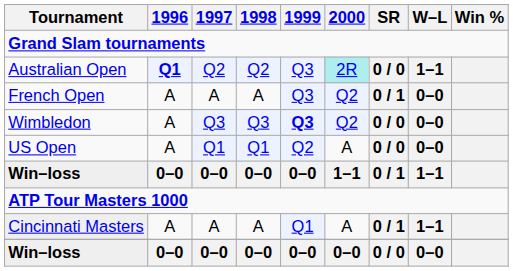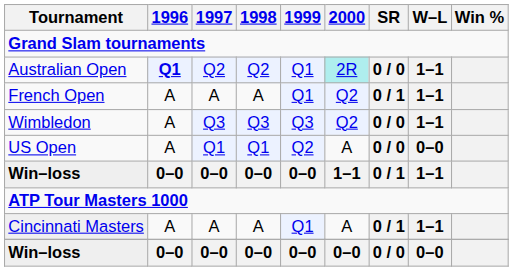(303, 69) Q3 -> (303, 69) Q1
(303, 95) Q3 -> (303, 95) Q1
(430, 95) 0–0 -> (430, 95) 1–1
(303, 122) bold -> (303, 122) normal
(430, 122) 0–0 -> (430, 122) 1–1
